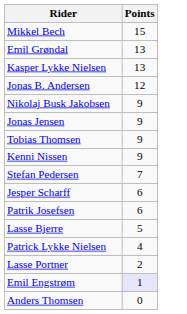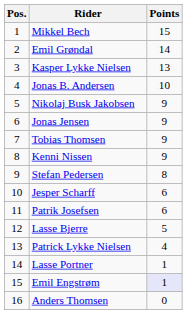+ column: (17, 13)
(140, 49) 13 -> (164, 49) 14
(140, 85) 12 -> (164, 85) 10
(140, 174) 7 -> (164, 174) 8
(140, 264) 2 -> (164, 264) 1
